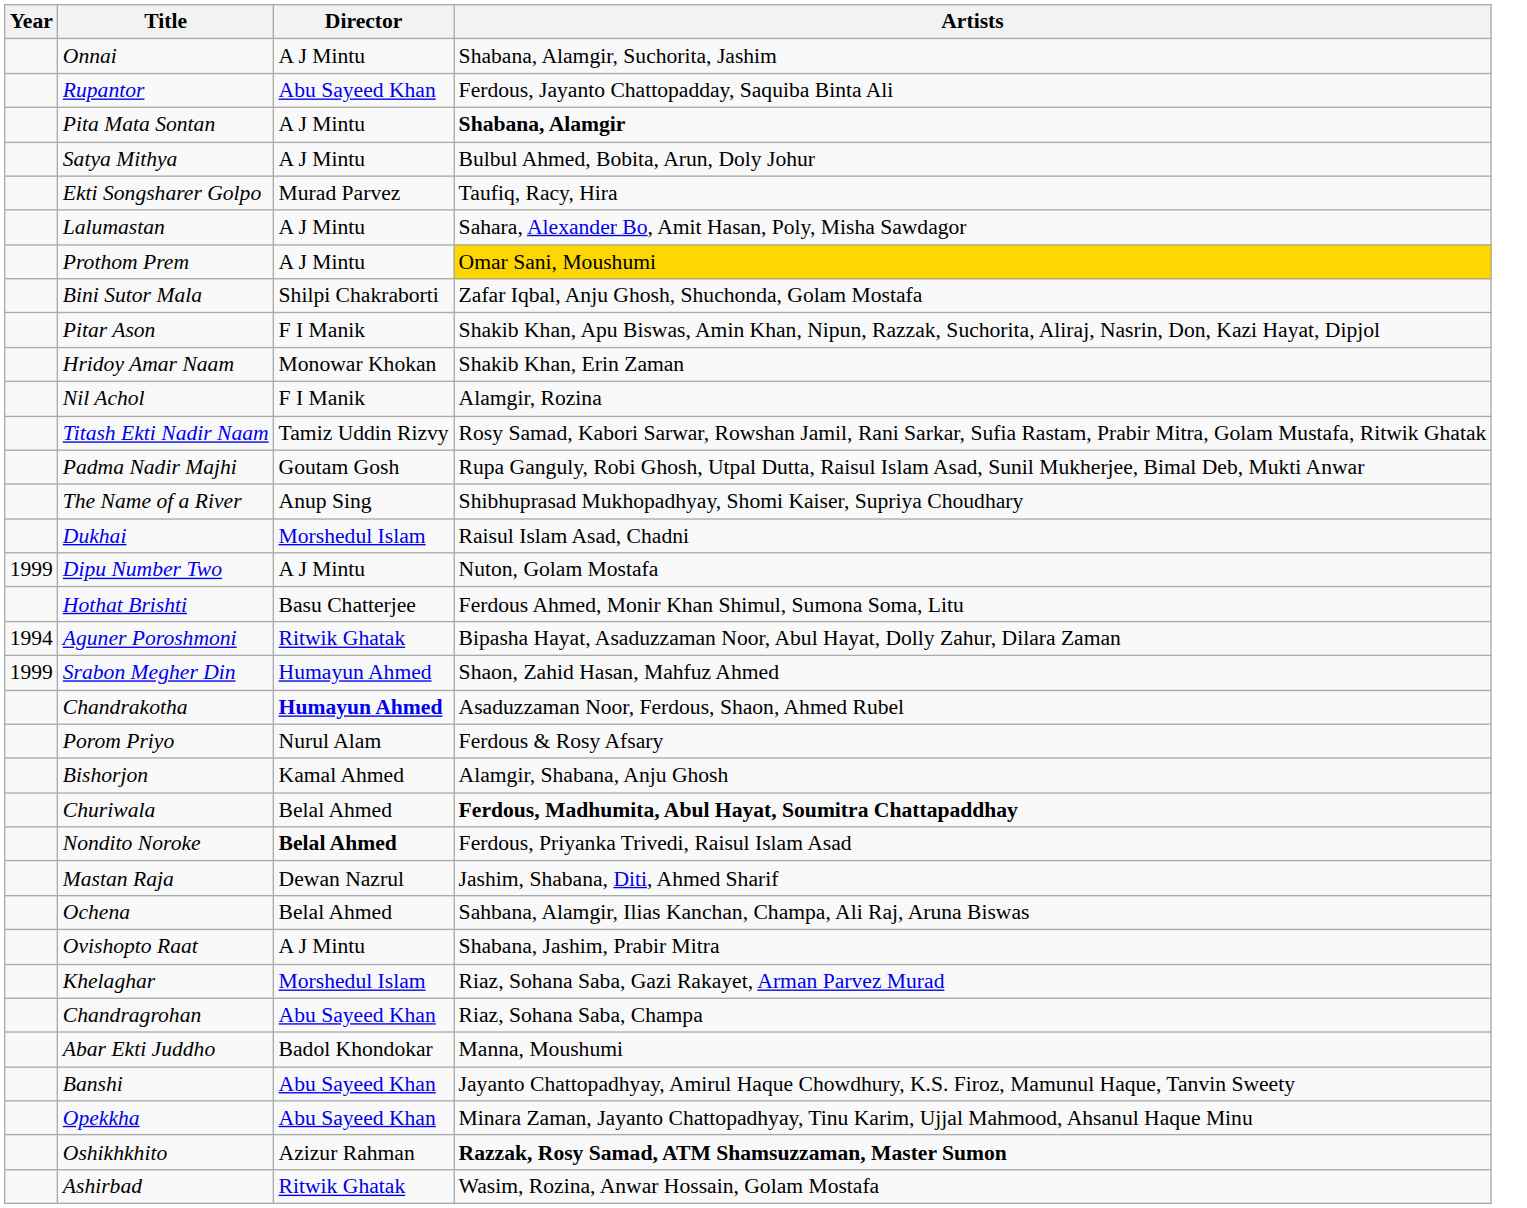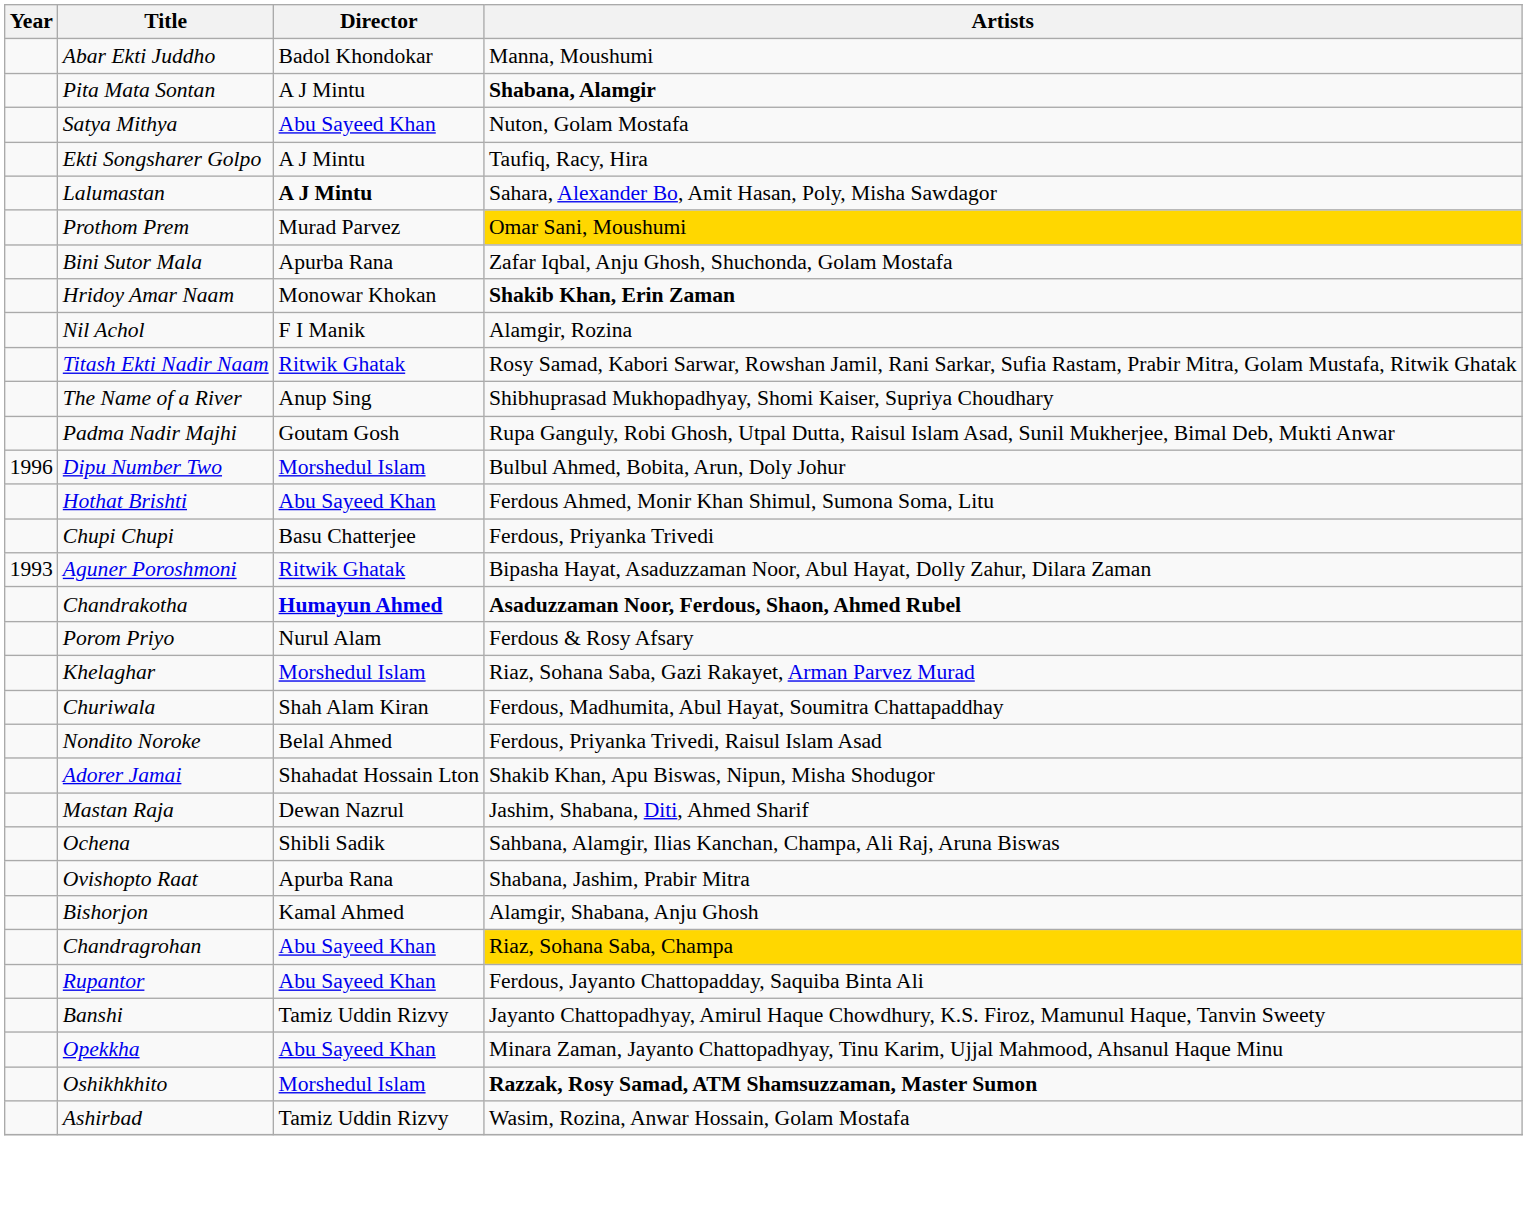- row: (90, 55)
rows swapped: (139, 1049) <-> (104, 90)
(322, 158) A J Mintu -> (357, 124) Abu Sayeed Khan
(637, 158) Bulbul Ahmed, Bobita, Arun, Doly Johur -> (589, 124) Nuton, Golam Mostafa
(339, 192) Murad Parvez -> (322, 158) A J Mintu
(322, 227) normal -> (325, 192) bold
(322, 261) A J Mintu -> (339, 227) Murad Parvez
(359, 295) Shilpi Chakraborti -> (336, 261) Apurba Rana
- row: (109, 329)
(571, 364) normal -> (612, 295) bold
(364, 432) Tamiz Uddin Rizvy -> (342, 364) Ritwik Ghatak
rows swapped: (150, 466) <-> (152, 501)
- row: (95, 535)
(31, 569) 1999 -> (31, 466) 1996
(322, 569) A J Mintu -> (352, 466) Morshedul Islam
(559, 569) Nuton, Golam Mostafa -> (667, 466) Bulbul Ahmed, Bobita, Arun, Doly Johur
(347, 603) Basu Chatterjee -> (357, 501) Abu Sayeed Khan
+ row: (118, 535)
(31, 638) 1994 -> (31, 569) 1993
- row: (149, 672)
(681, 706) normal -> (725, 603) bold
rows swapped: (105, 775) <-> (109, 980)
(335, 809) Belal Ahmed -> (354, 706) Shah Alam Kiran
(738, 809) bold -> (746, 706) normal
(338, 843) bold -> (335, 741) normal
+ row: (122, 775)
(335, 912) Belal Ahmed -> (332, 843) Shibli Sadik
(322, 946) A J Mintu -> (336, 878) Apurba Rana
(581, 1015) no background -> (611, 946) gold background
(357, 1083) Abu Sayeed Khan -> (364, 1015) Tamiz Uddin Rizvy
(347, 1152) Azizur Rahman -> (352, 1083) Morshedul Islam
(342, 1186) Ritwik Ghatak -> (364, 1117) Tamiz Uddin Rizvy
